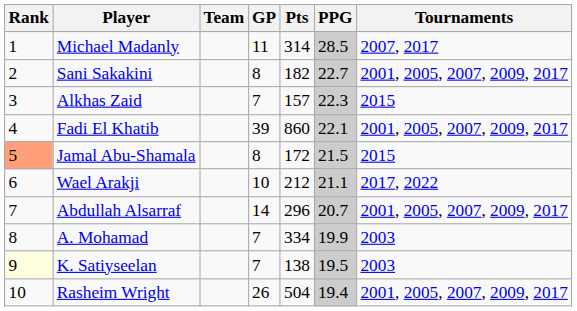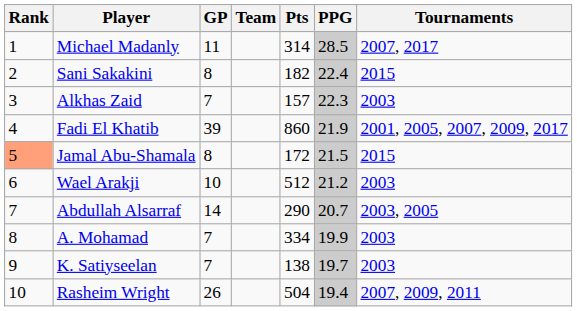columns swapped: (224, 18) <-> (264, 18)
(333, 73) 22.7 -> (333, 73) 22.4
(464, 73) 2001, 2005, 2007, 2009, 2017 -> (378, 73) 2015
(378, 100) 2015 -> (378, 100) 2003
(333, 127) 22.1 -> (333, 127) 21.9
(297, 182) 212 -> (297, 182) 512
(333, 182) 21.1 -> (333, 182) 21.2
(399, 182) 2017, 2022 -> (378, 182) 2003
(297, 210) 296 -> (297, 210) 290
(464, 210) 2001, 2005, 2007, 2009, 2017 -> (399, 210) 2003, 2005
(13, 264) lightyellow background -> (13, 264) no background
(333, 264) 19.5 -> (333, 264) 19.7
(464, 292) 2001, 2005, 2007, 2009, 2017 -> (421, 292) 2007, 2009, 2011
